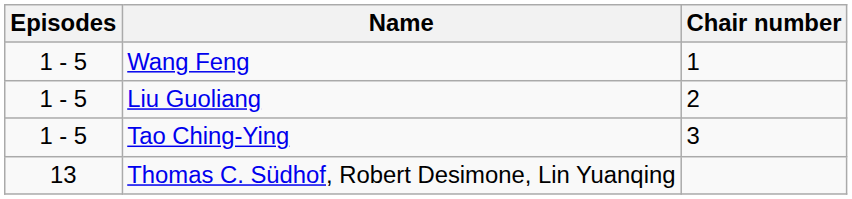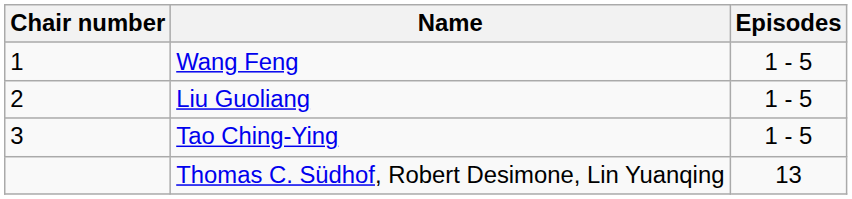columns swapped: (63, 23) <-> (764, 23)
